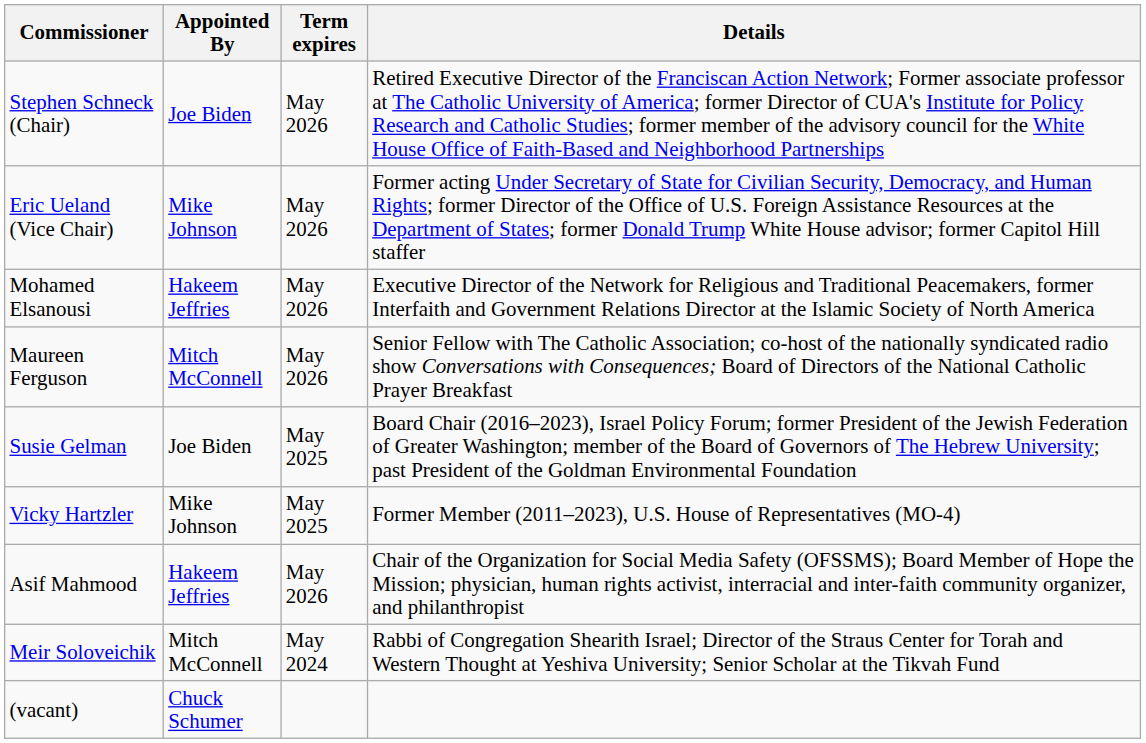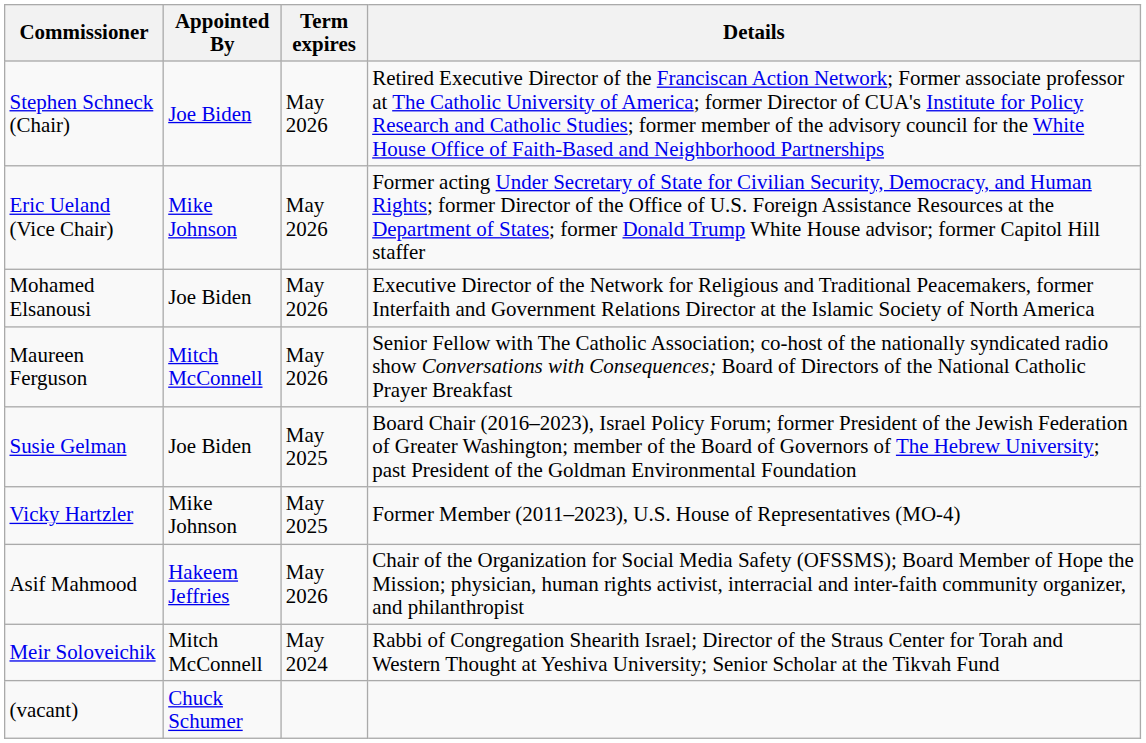(203, 297) Hakeem Jeffries -> (210, 297) Joe Biden
